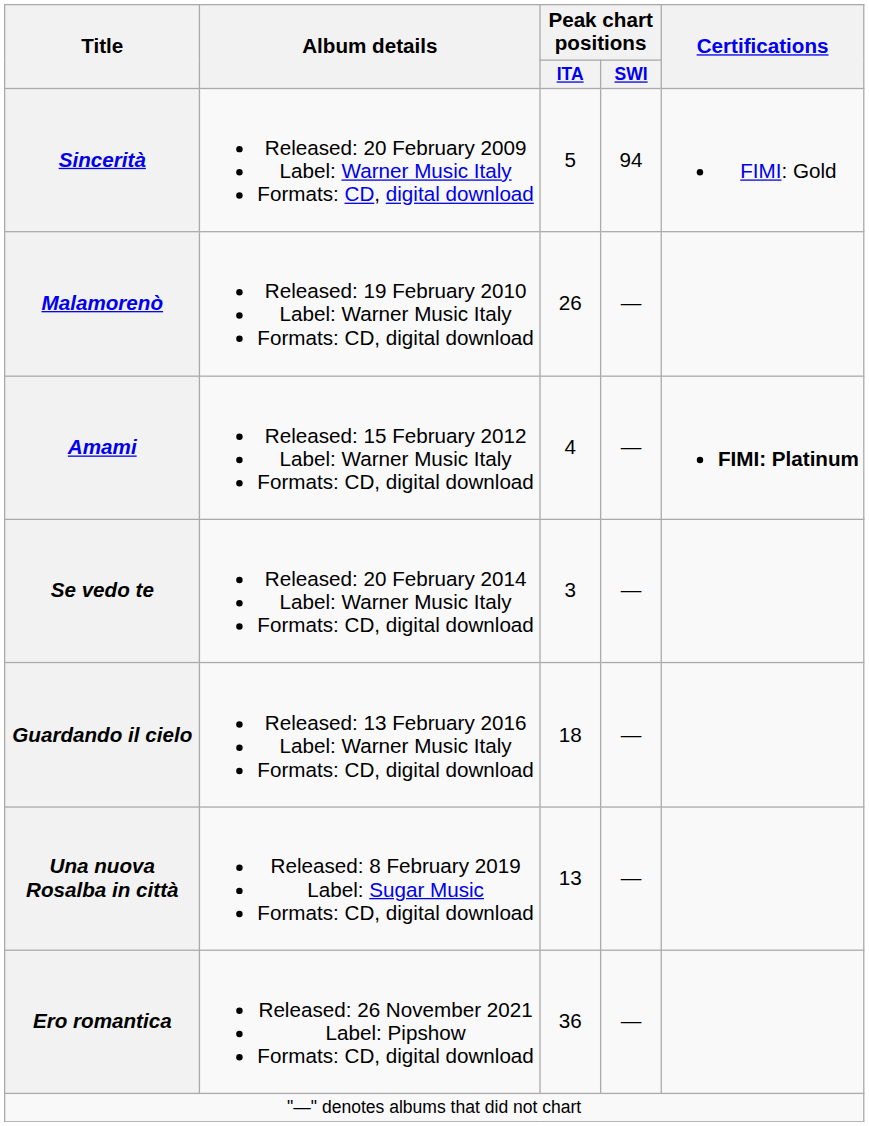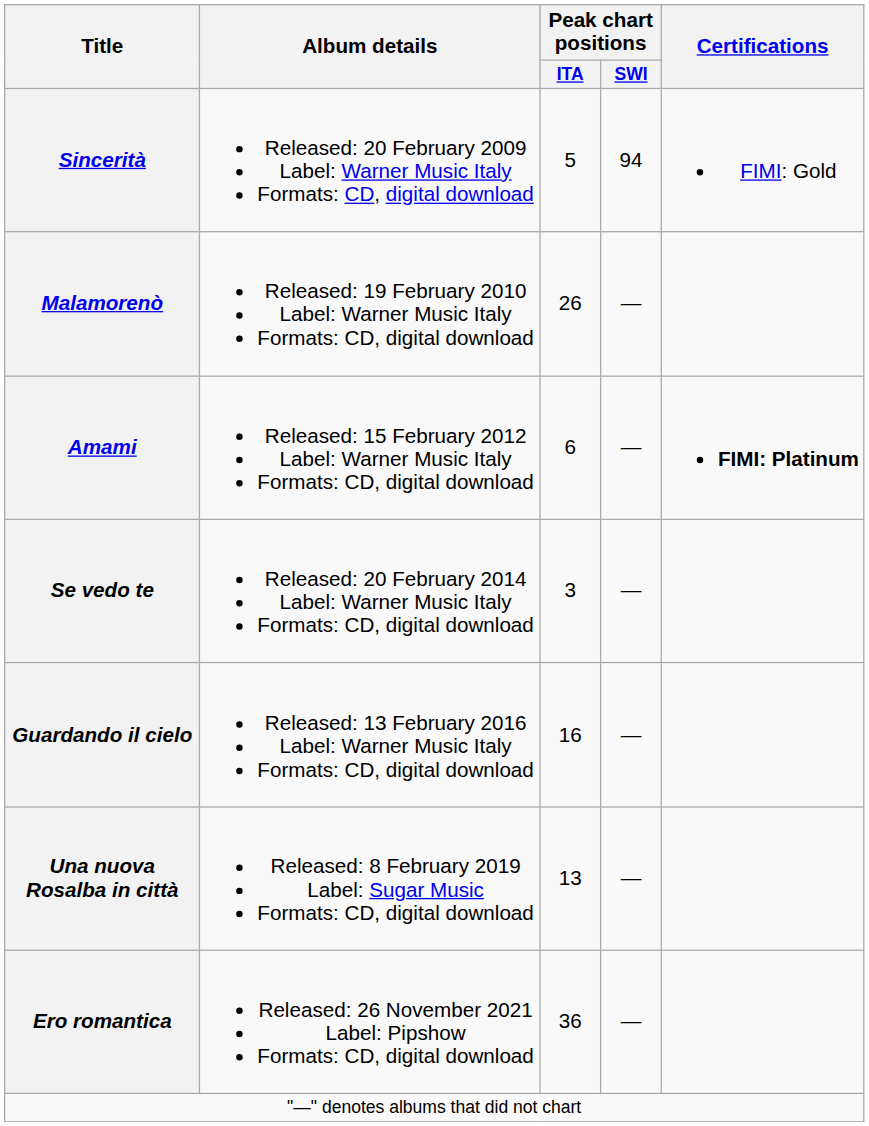(570, 447) 4 -> (570, 447) 6
(570, 734) 18 -> (570, 734) 16
